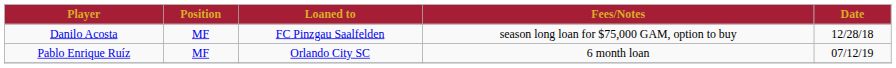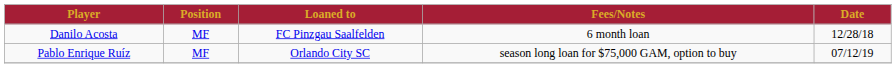(618, 34) season long loan for $75,000 GAM, option to buy -> (618, 34) 6 month loan
(618, 53) 6 month loan -> (618, 53) season long loan for $75,000 GAM, option to buy
